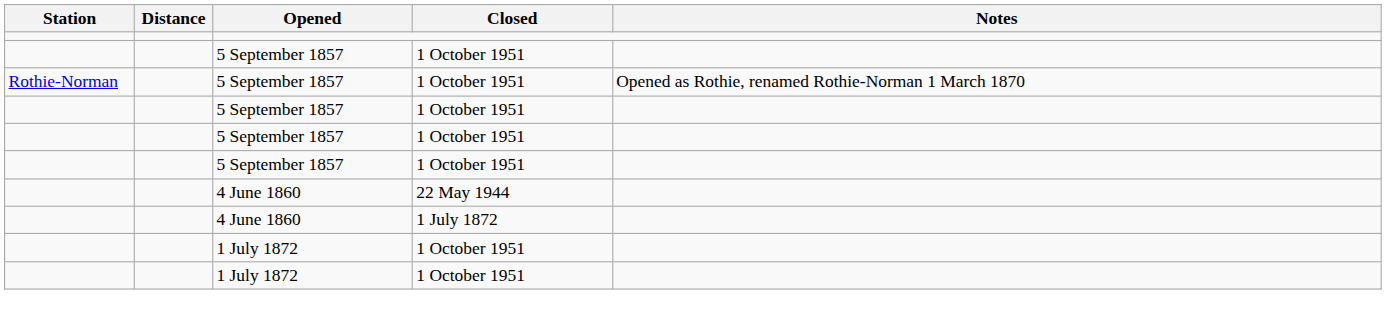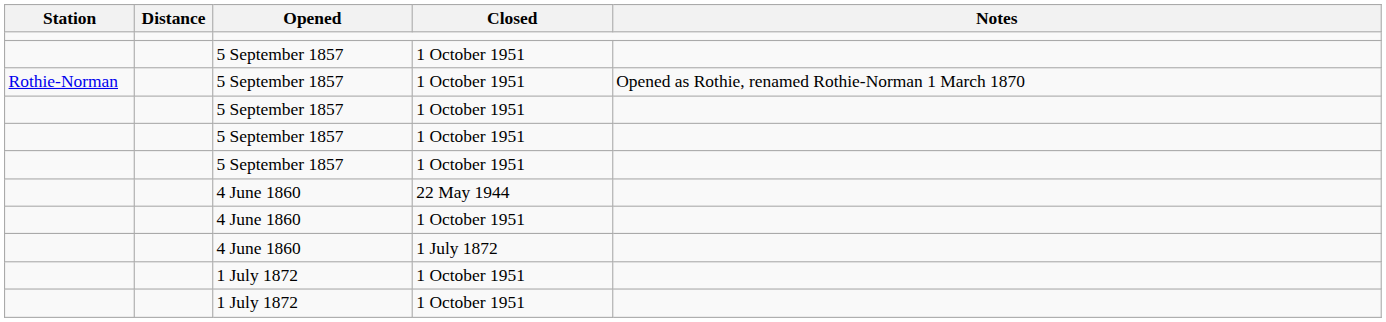+ row: (259, 219)
